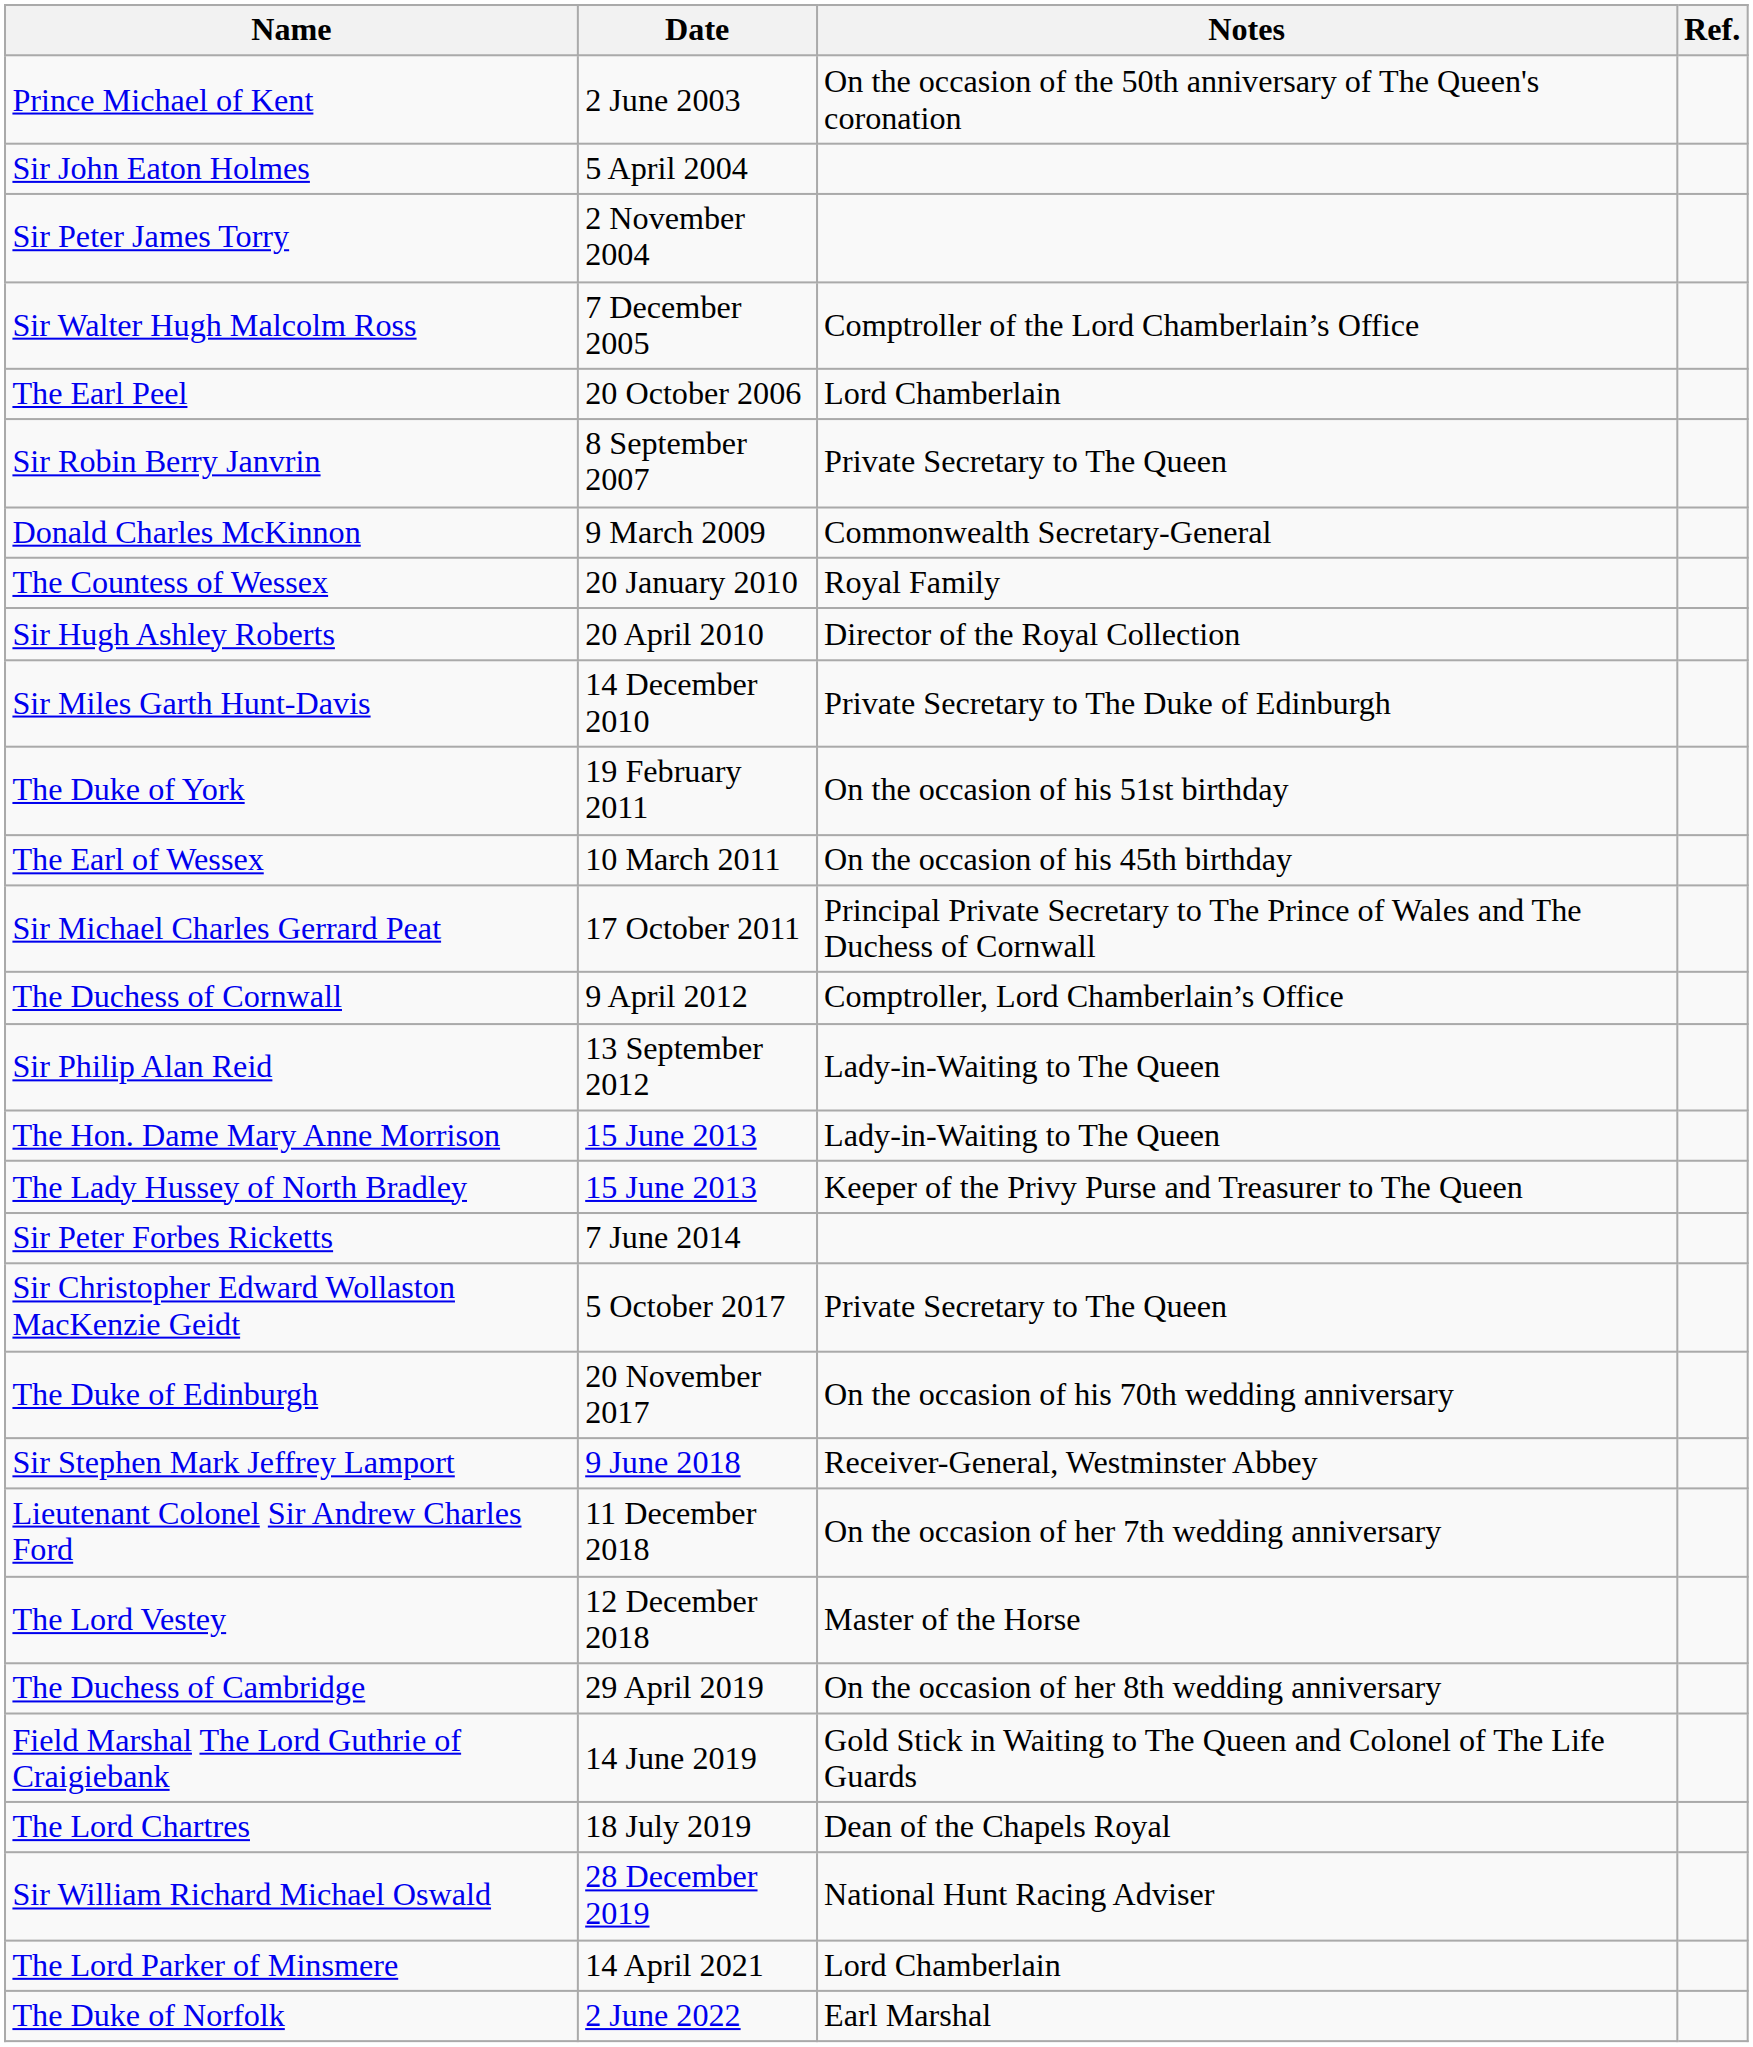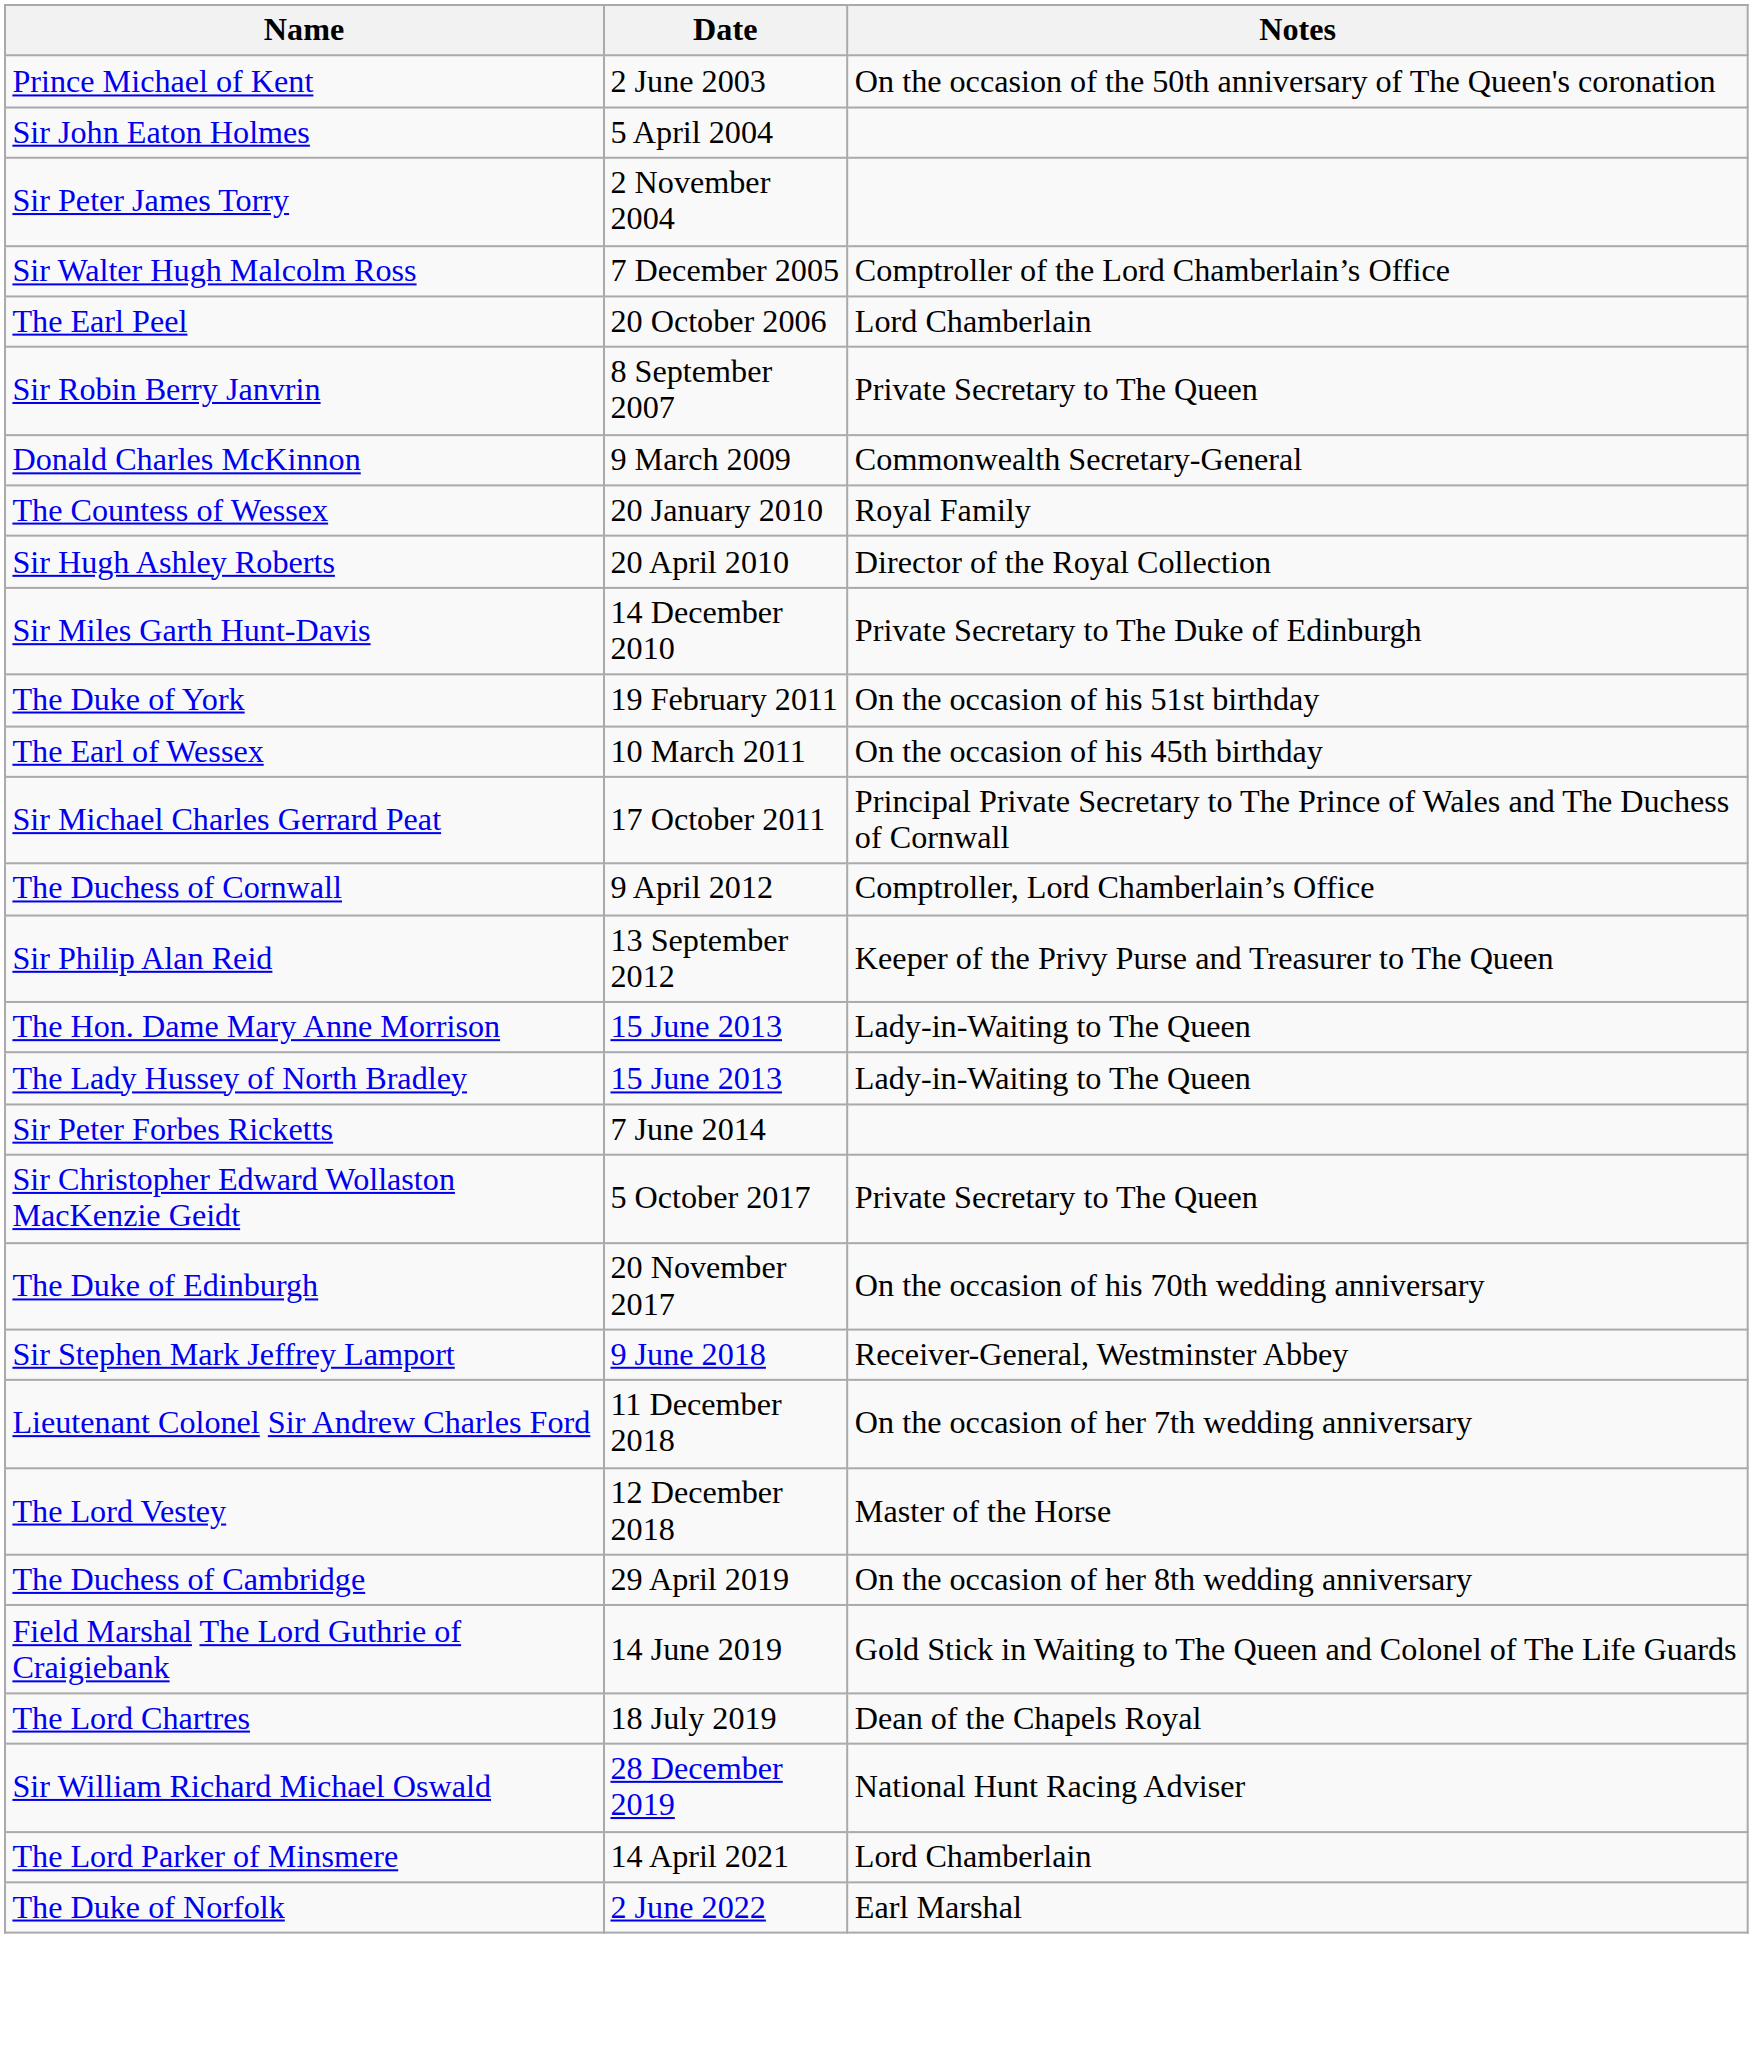- column: (1712, 30)
(1022, 1066) Lady-in-Waiting to The Queen -> (1204, 957) Keeper of the Privy Purse and Treasurer to The Queen
(1173, 1186) Keeper of the Privy Purse and Treasurer to The Queen -> (1053, 1077) Lady-in-Waiting to The Queen
